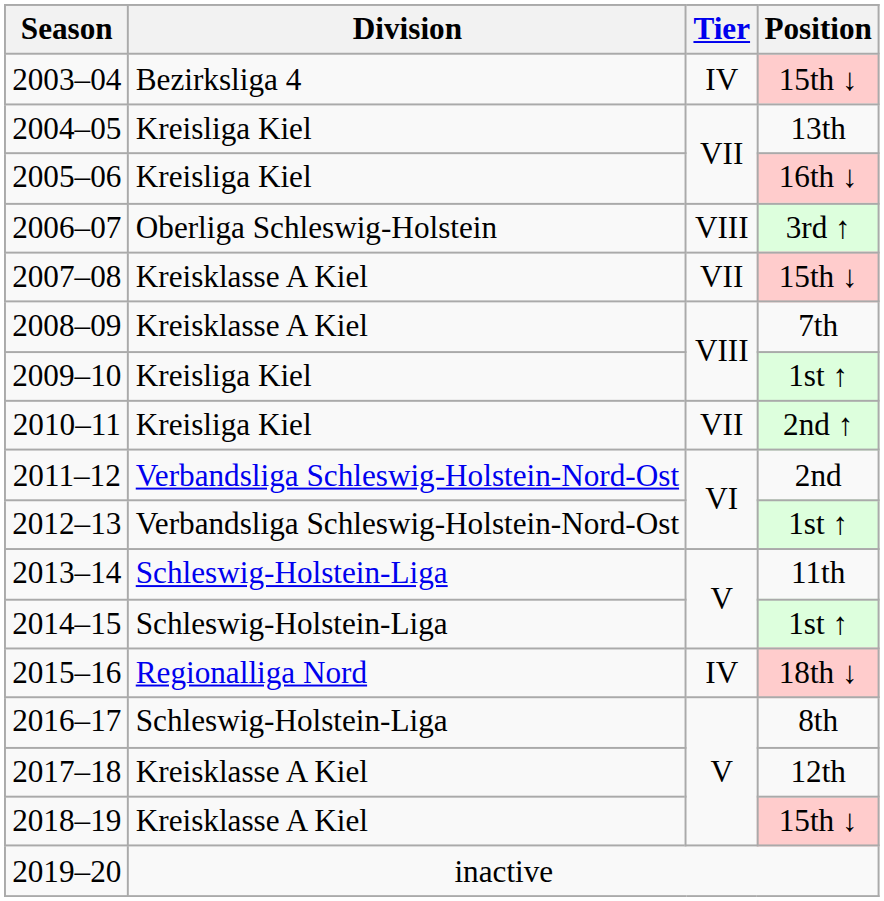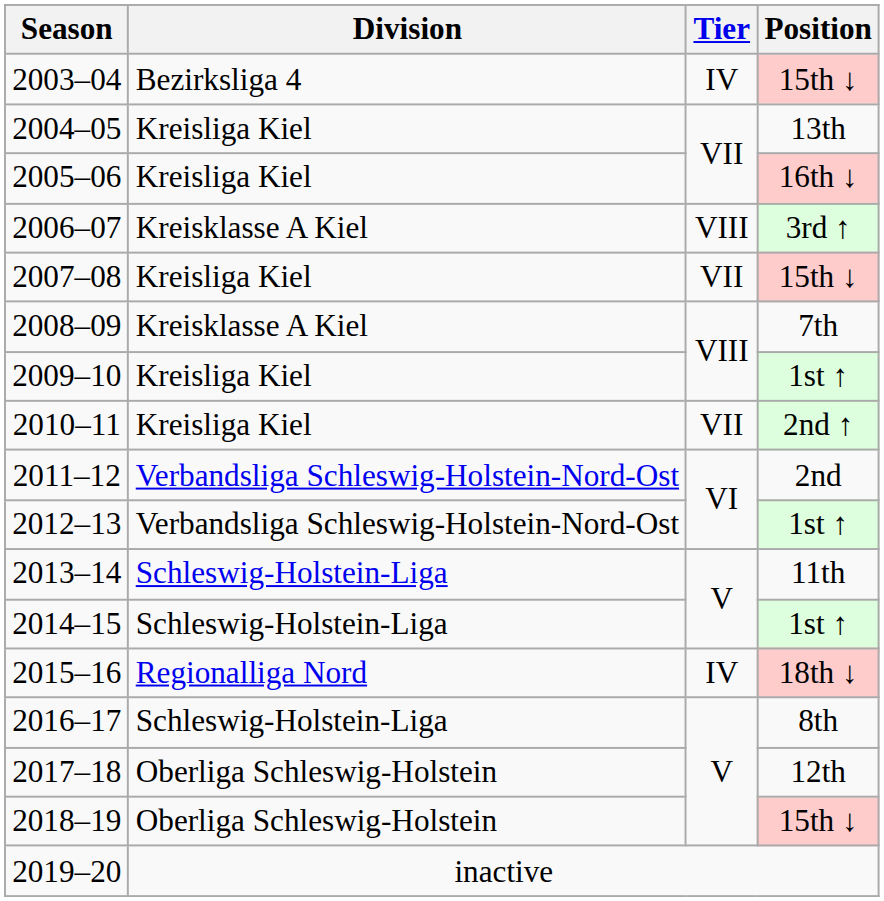(316, 227) Oberliga Schleswig-Holstein -> (252, 227) Kreisklasse A Kiel
(252, 276) Kreisklasse A Kiel -> (224, 276) Kreisliga Kiel
(252, 771) Kreisklasse A Kiel -> (316, 771) Oberliga Schleswig-Holstein
(252, 820) Kreisklasse A Kiel -> (316, 820) Oberliga Schleswig-Holstein
